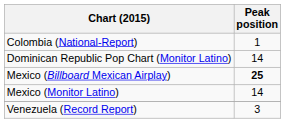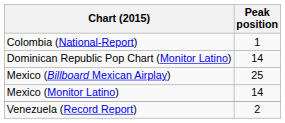(257, 76) bold -> (257, 76) normal
(257, 110) 3 -> (257, 110) 2
